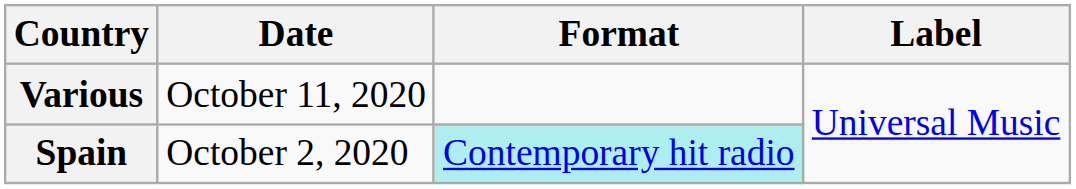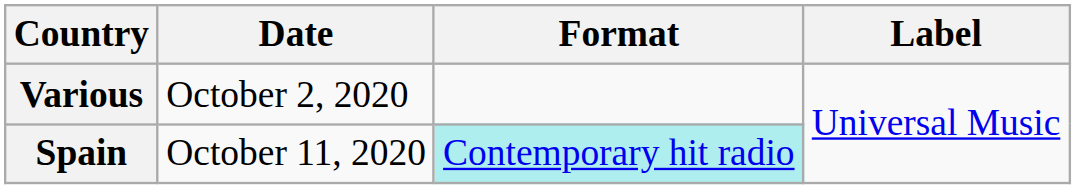(296, 93) October 11, 2020 -> (287, 93) October 2, 2020
(287, 152) October 2, 2020 -> (296, 152) October 11, 2020
